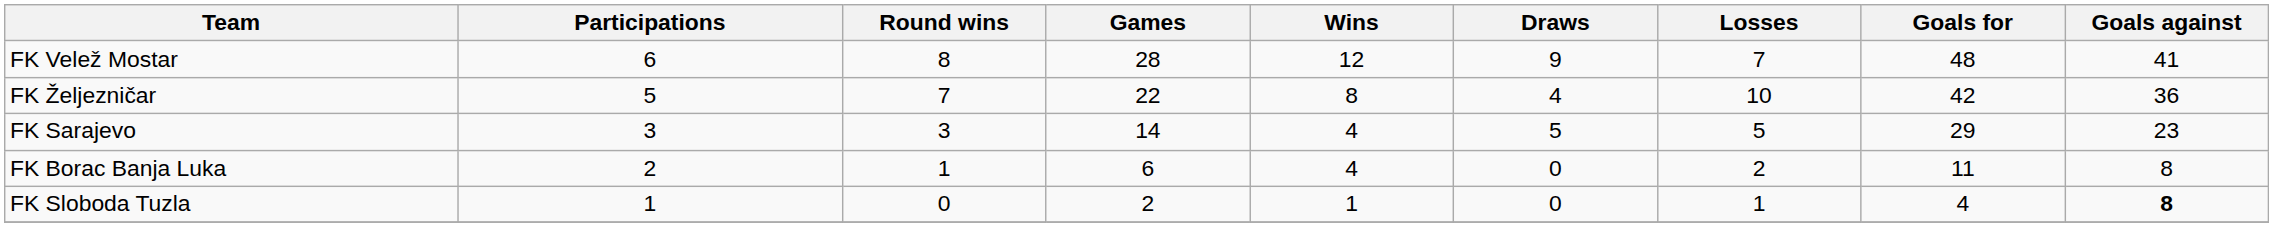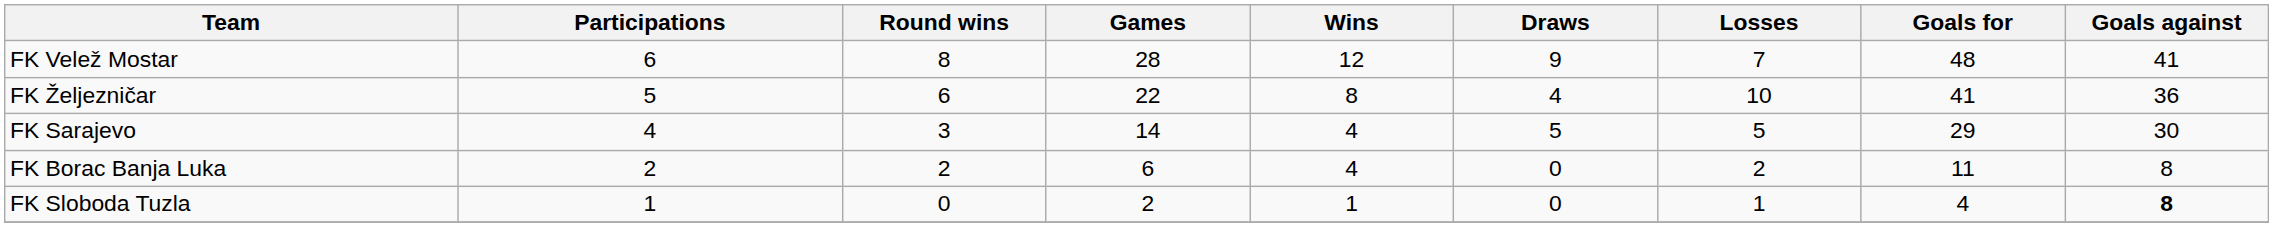(944, 95) 7 -> (944, 95) 6
(1963, 95) 42 -> (1963, 95) 41
(650, 131) 3 -> (650, 131) 4
(2167, 131) 23 -> (2167, 131) 30
(944, 167) 1 -> (944, 167) 2
